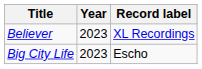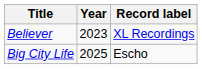(93, 53) 2023 -> (93, 53) 2025
